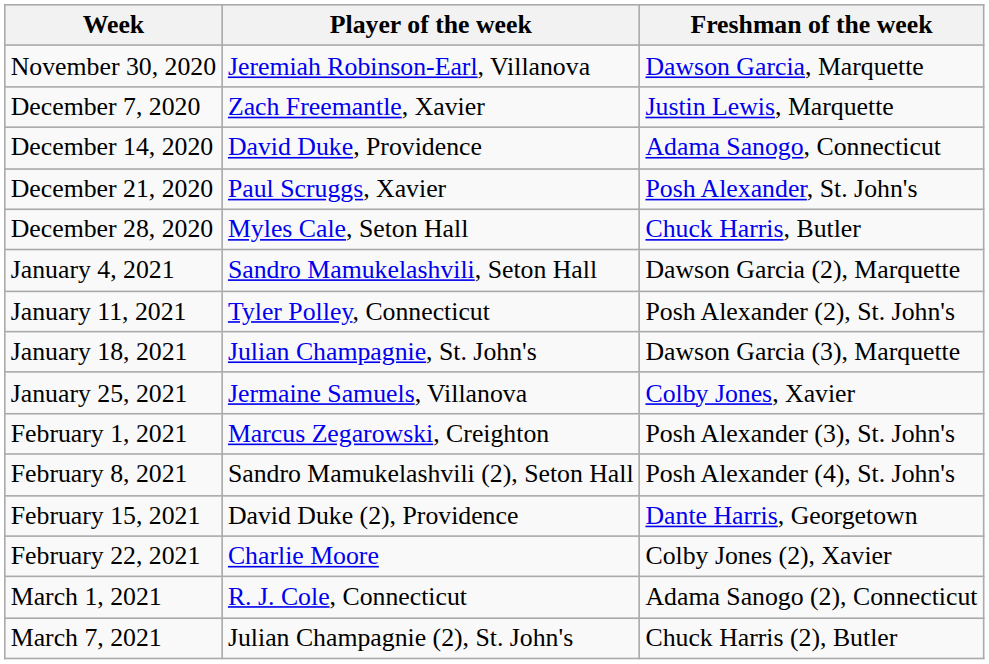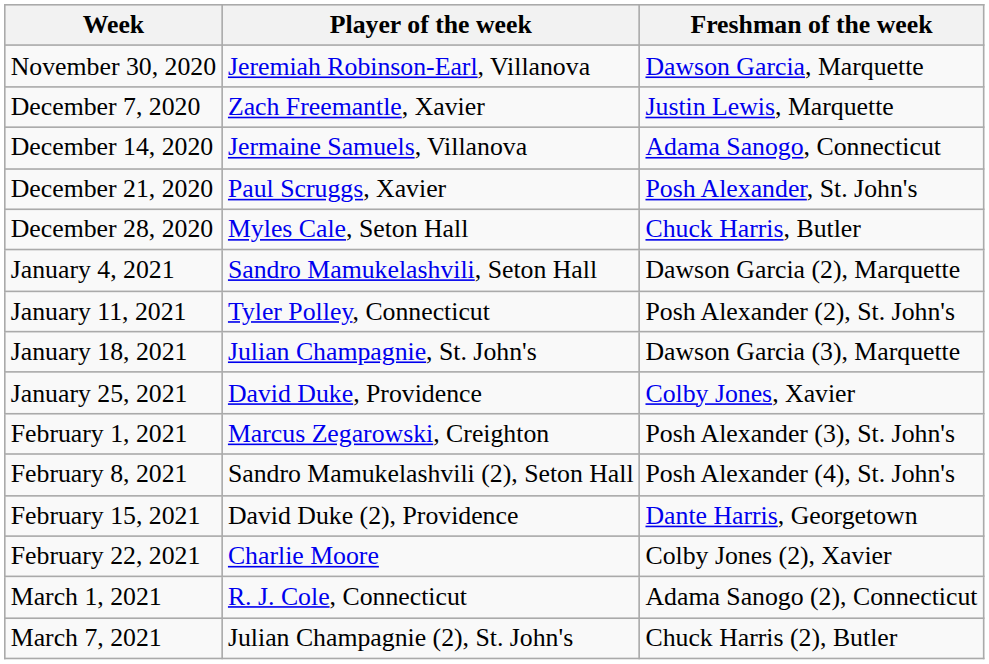(355, 147) David Duke, Providence -> (378, 147) Jermaine Samuels, Villanova
(378, 392) Jermaine Samuels, Villanova -> (355, 392) David Duke, Providence
